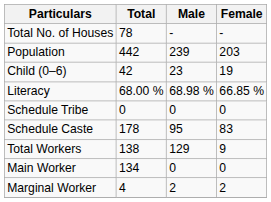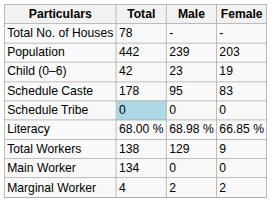rows swapped: (50, 129) <-> (28, 91)
(122, 110) no background -> (122, 110) lightblue background
